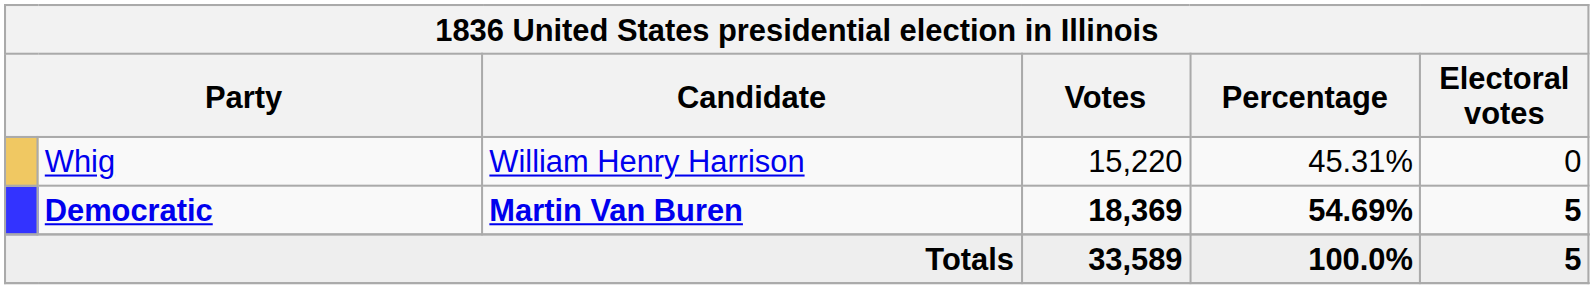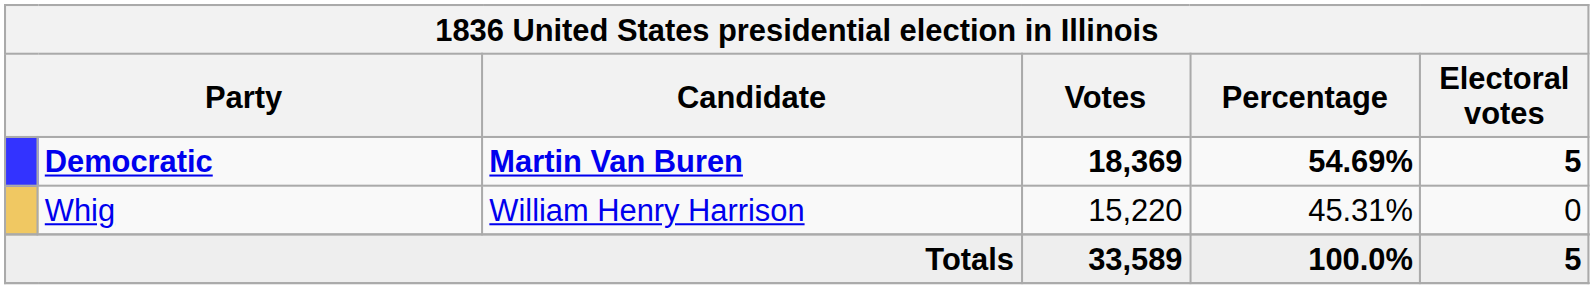rows swapped: (129, 211) <-> (80, 162)
